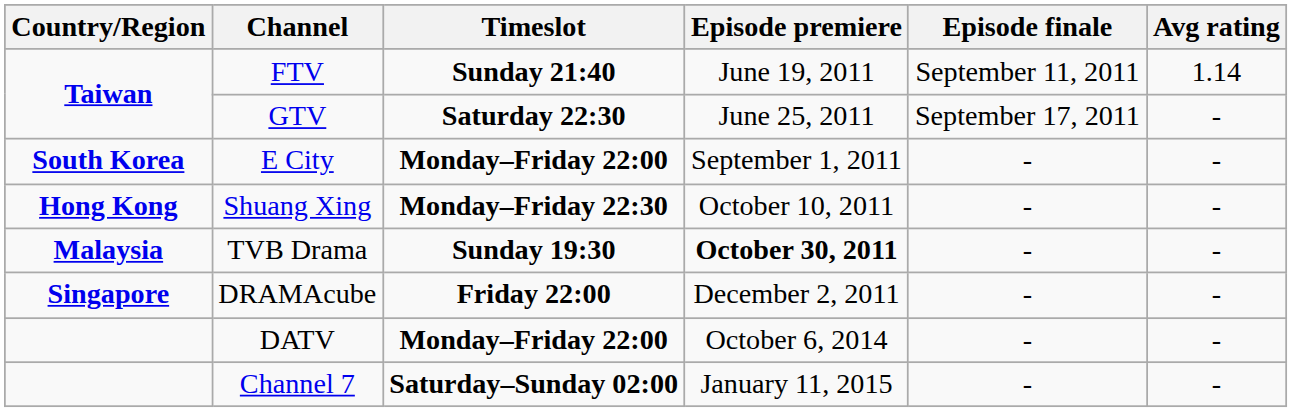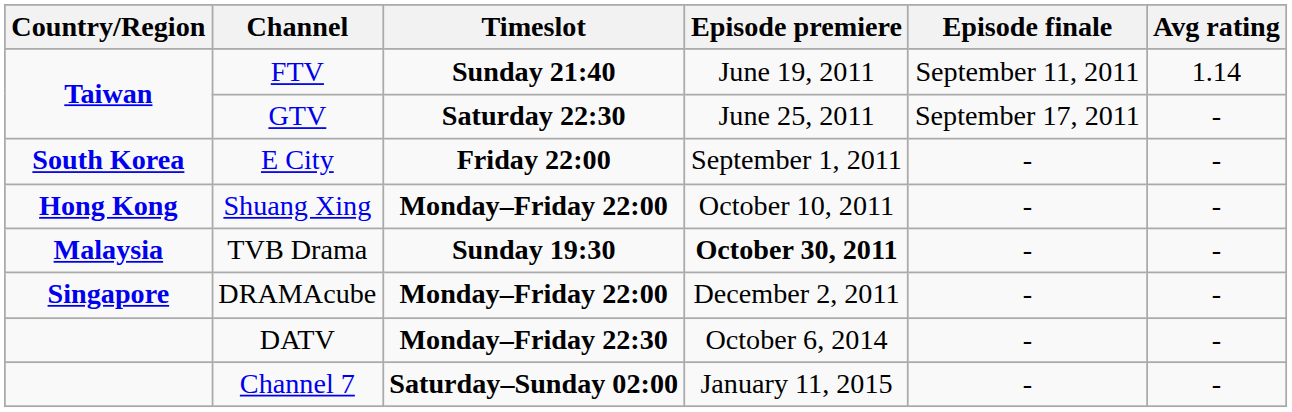(534, 160) Monday–Friday 22:00 -> (534, 160) Friday 22:00
(534, 205) Monday–Friday 22:30 -> (534, 205) Monday–Friday 22:00
(534, 294) Friday 22:00 -> (534, 294) Monday–Friday 22:00
(534, 339) Monday–Friday 22:00 -> (534, 339) Monday–Friday 22:30
